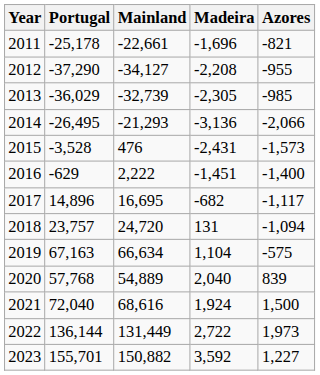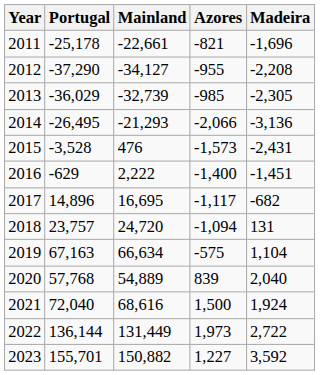columns swapped: (286, 17) <-> (224, 17)
